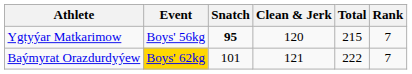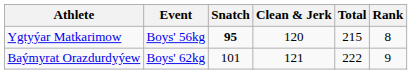(388, 37) 7 -> (388, 37) 8
(176, 58) gold background -> (176, 58) no background
(388, 58) 7 -> (388, 58) 9
